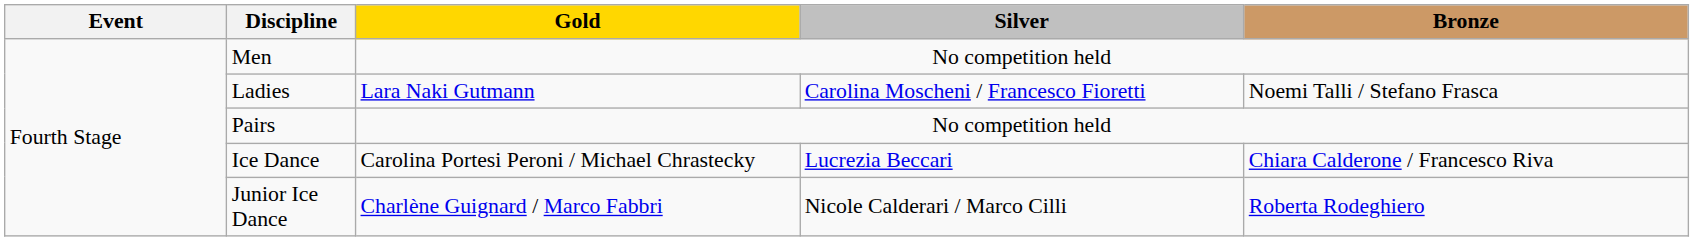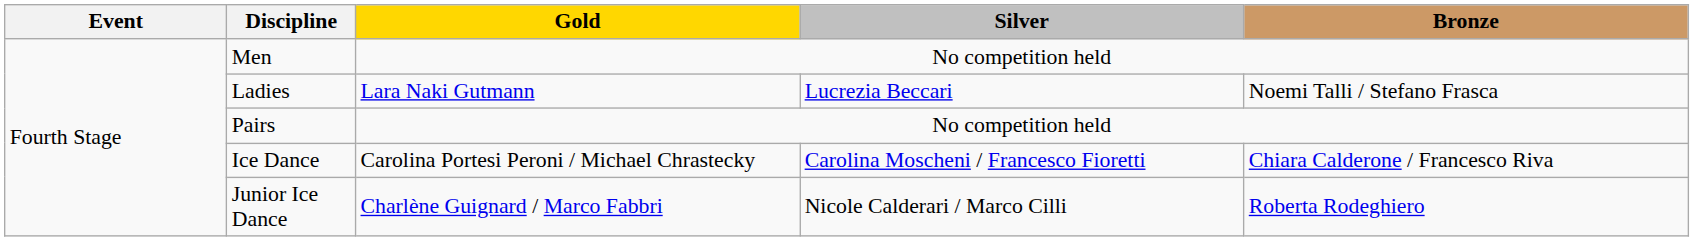(975, 90) Carolina Moscheni / Francesco Fioretti -> (879, 90) Lucrezia Beccari
(879, 159) Lucrezia Beccari -> (975, 159) Carolina Moscheni / Francesco Fioretti
